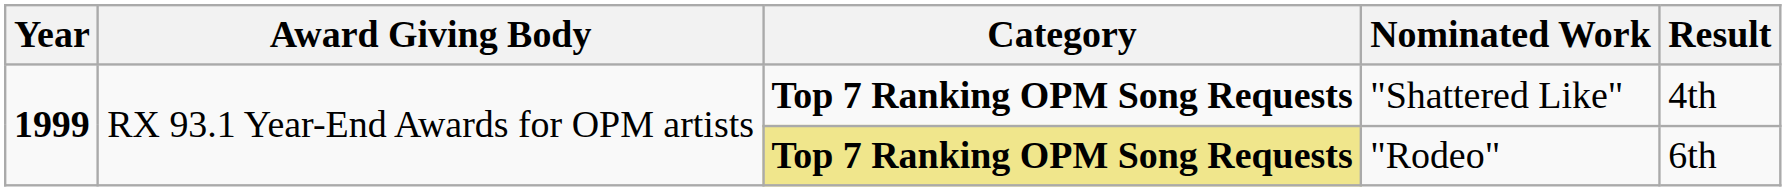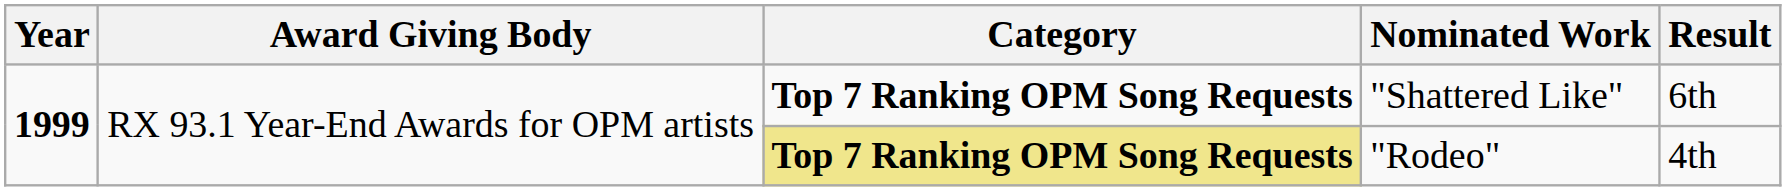(1692, 94) 4th -> (1692, 94) 6th
(1692, 154) 6th -> (1692, 154) 4th
